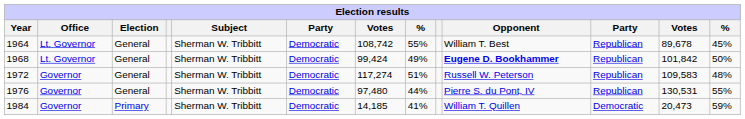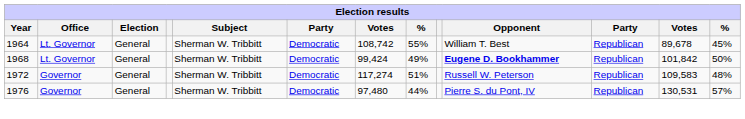(722, 91) 55% -> (722, 91) 57%
- row: (18, 106)
